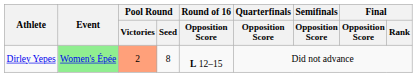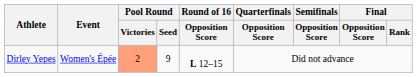(88, 59) lightgreen background -> (88, 59) no background
(168, 59) 8 -> (168, 59) 9
